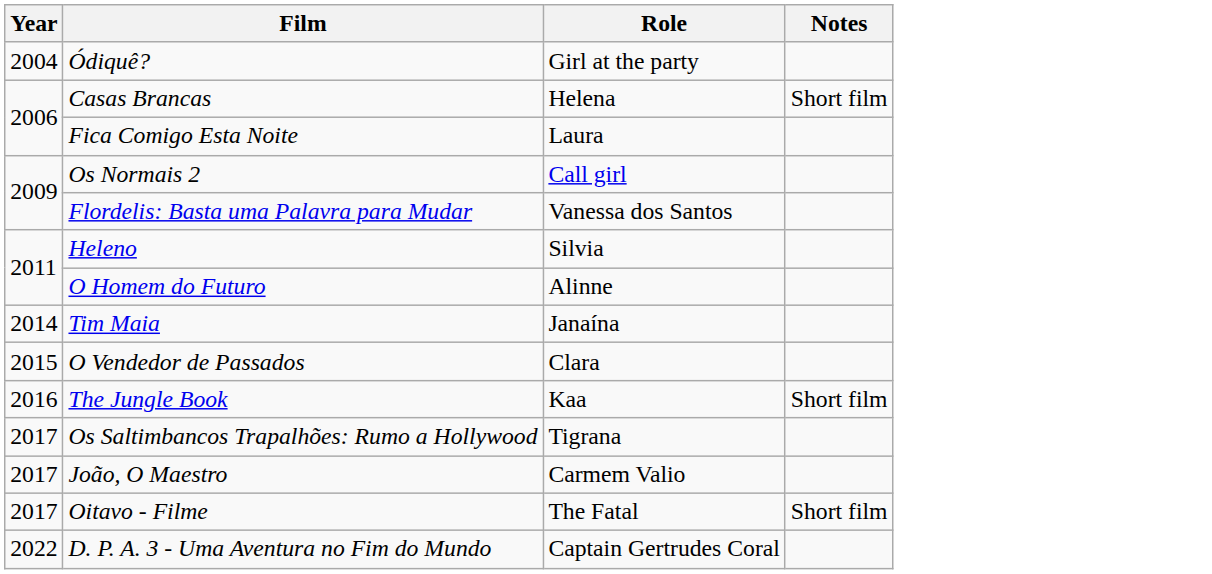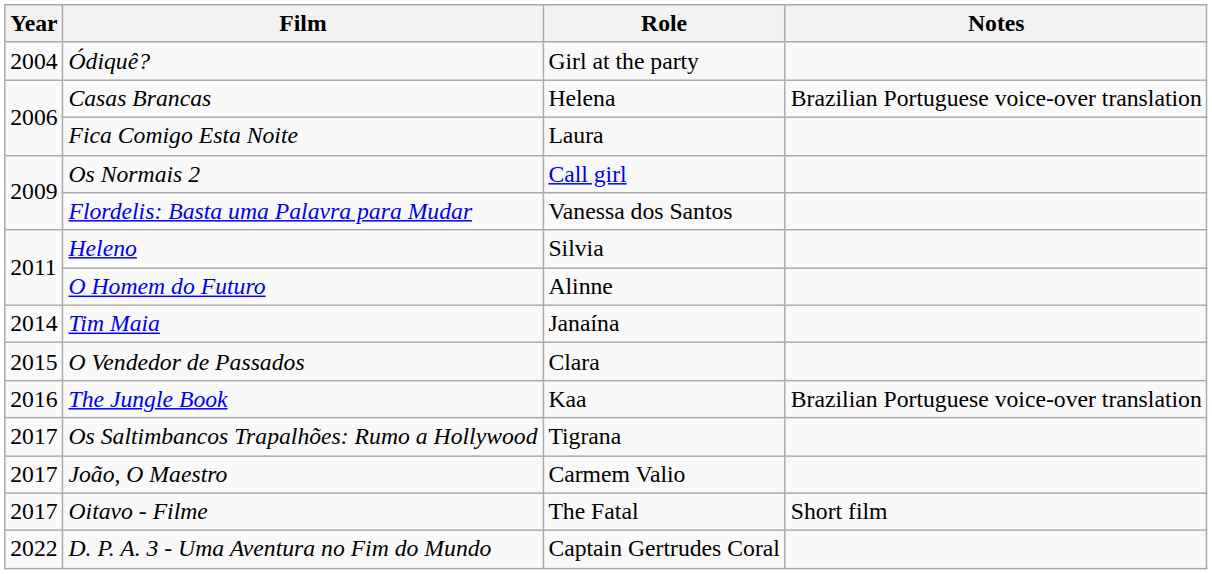(839, 98) Short film -> (996, 98) Brazilian Portuguese voice-over translation
(839, 398) Short film -> (996, 398) Brazilian Portuguese voice-over translation
